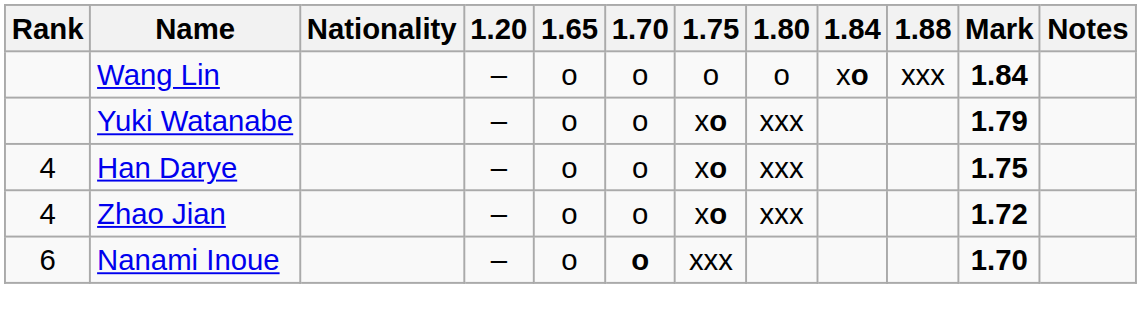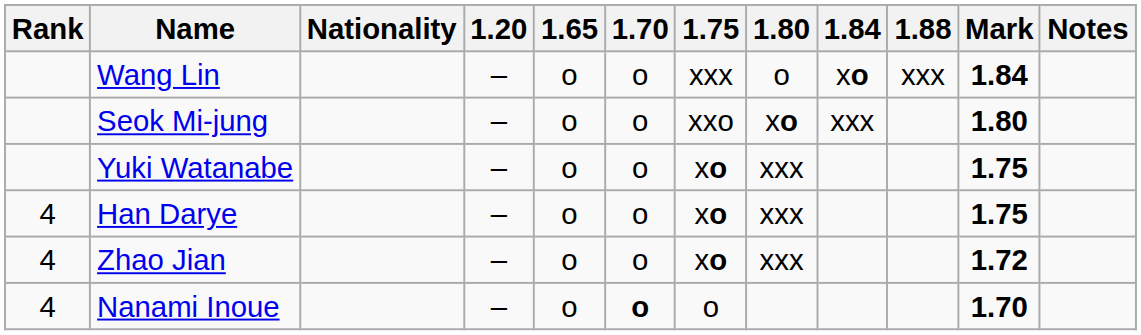(711, 75) o -> (711, 75) xxx
+ row: (183, 121)
(999, 121) 1.79 -> (999, 168) 1.75
(48, 261) 6 -> (48, 307) 4
(711, 261) xxx -> (711, 307) o
